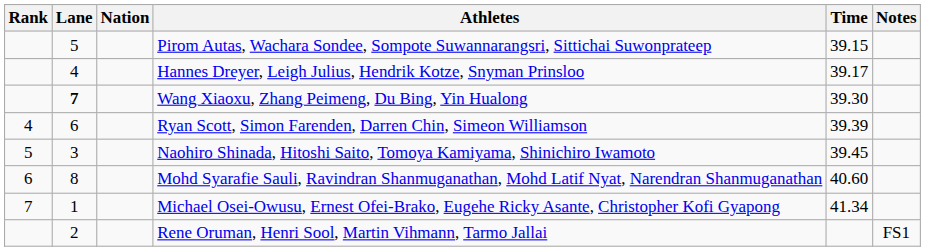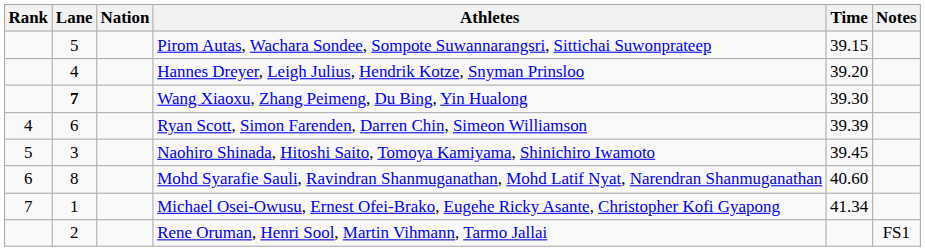(849, 71) 39.17 -> (849, 71) 39.20
